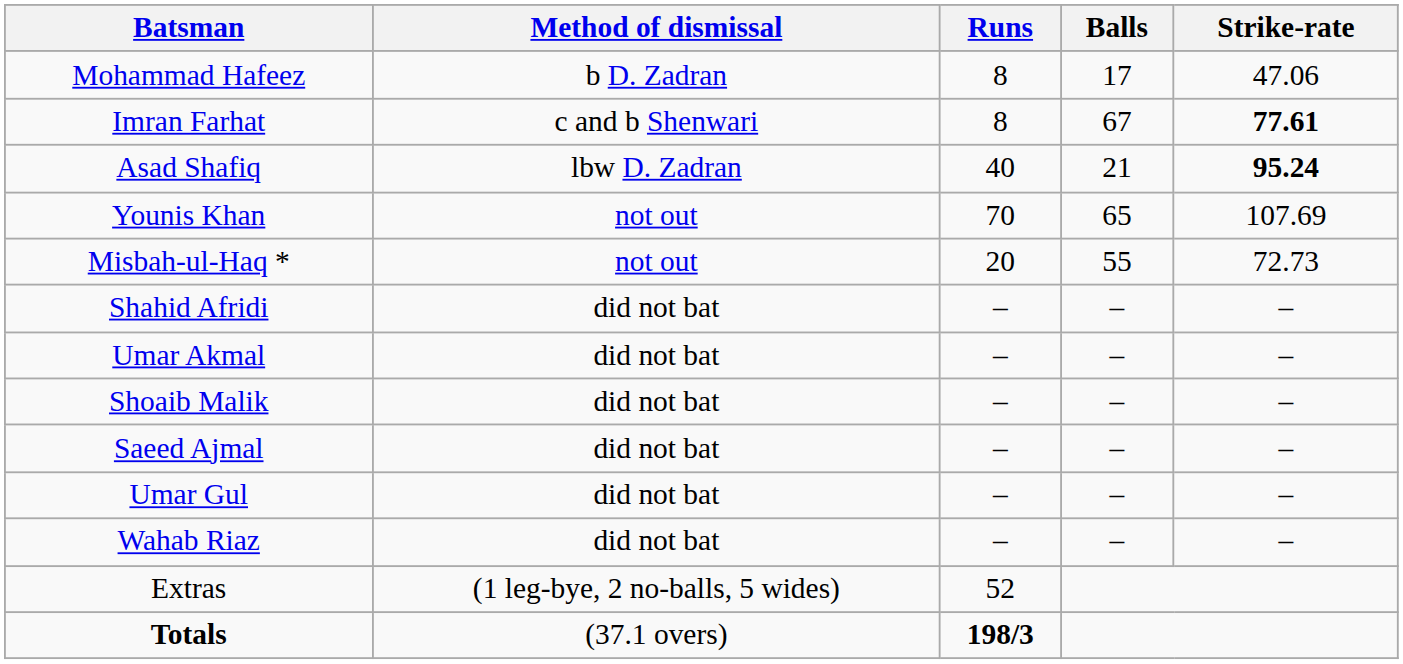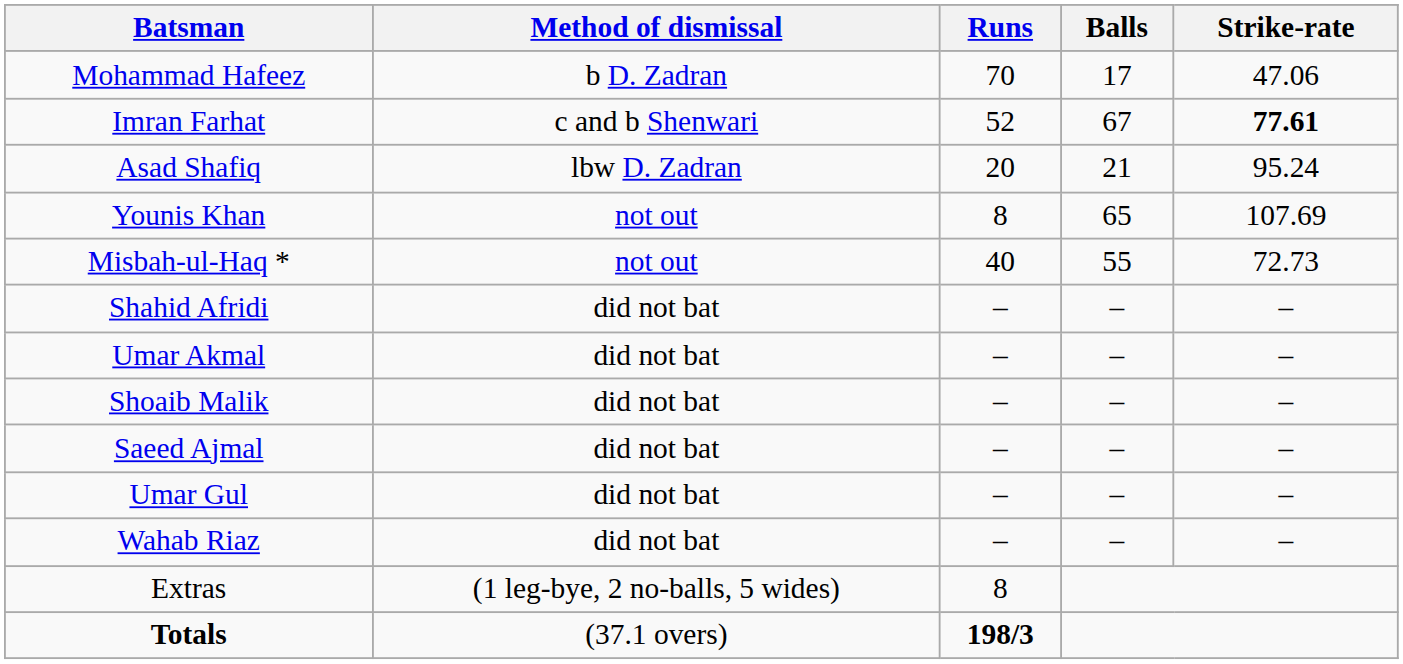(1000, 74) 8 -> (1000, 74) 70
(1000, 121) 8 -> (1000, 121) 52
(1000, 167) 40 -> (1000, 167) 20
(1286, 167) bold -> (1286, 167) normal
(1000, 214) 70 -> (1000, 214) 8
(1000, 261) 20 -> (1000, 261) 40
(1000, 588) 52 -> (1000, 588) 8
